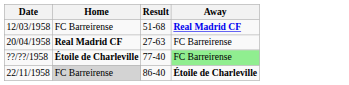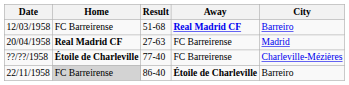+ column: (302, 12)
(203, 57) lightgreen background -> (203, 57) no background
